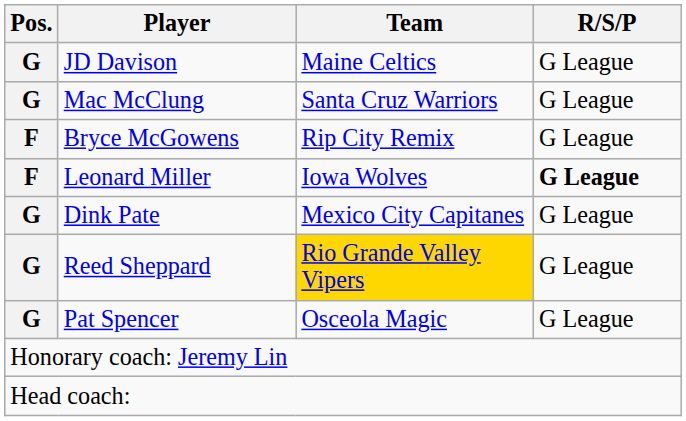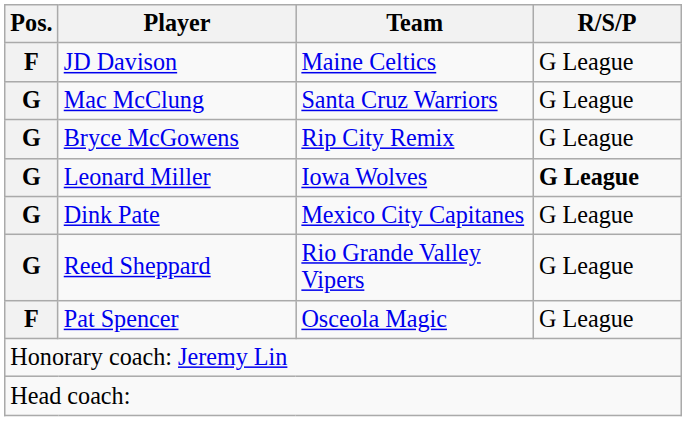(31, 61) G -> (31, 61) F
(31, 138) F -> (31, 138) G
(31, 176) F -> (31, 176) G
(391, 267) gold background -> (391, 267) no background
(31, 319) G -> (31, 319) F
